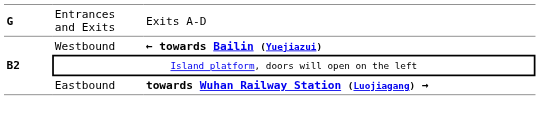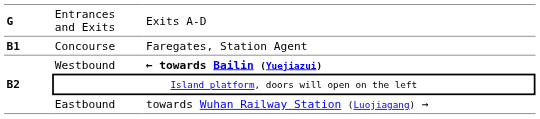+ row: (85, 46)
(287, 85) bold -> (287, 104) normal
